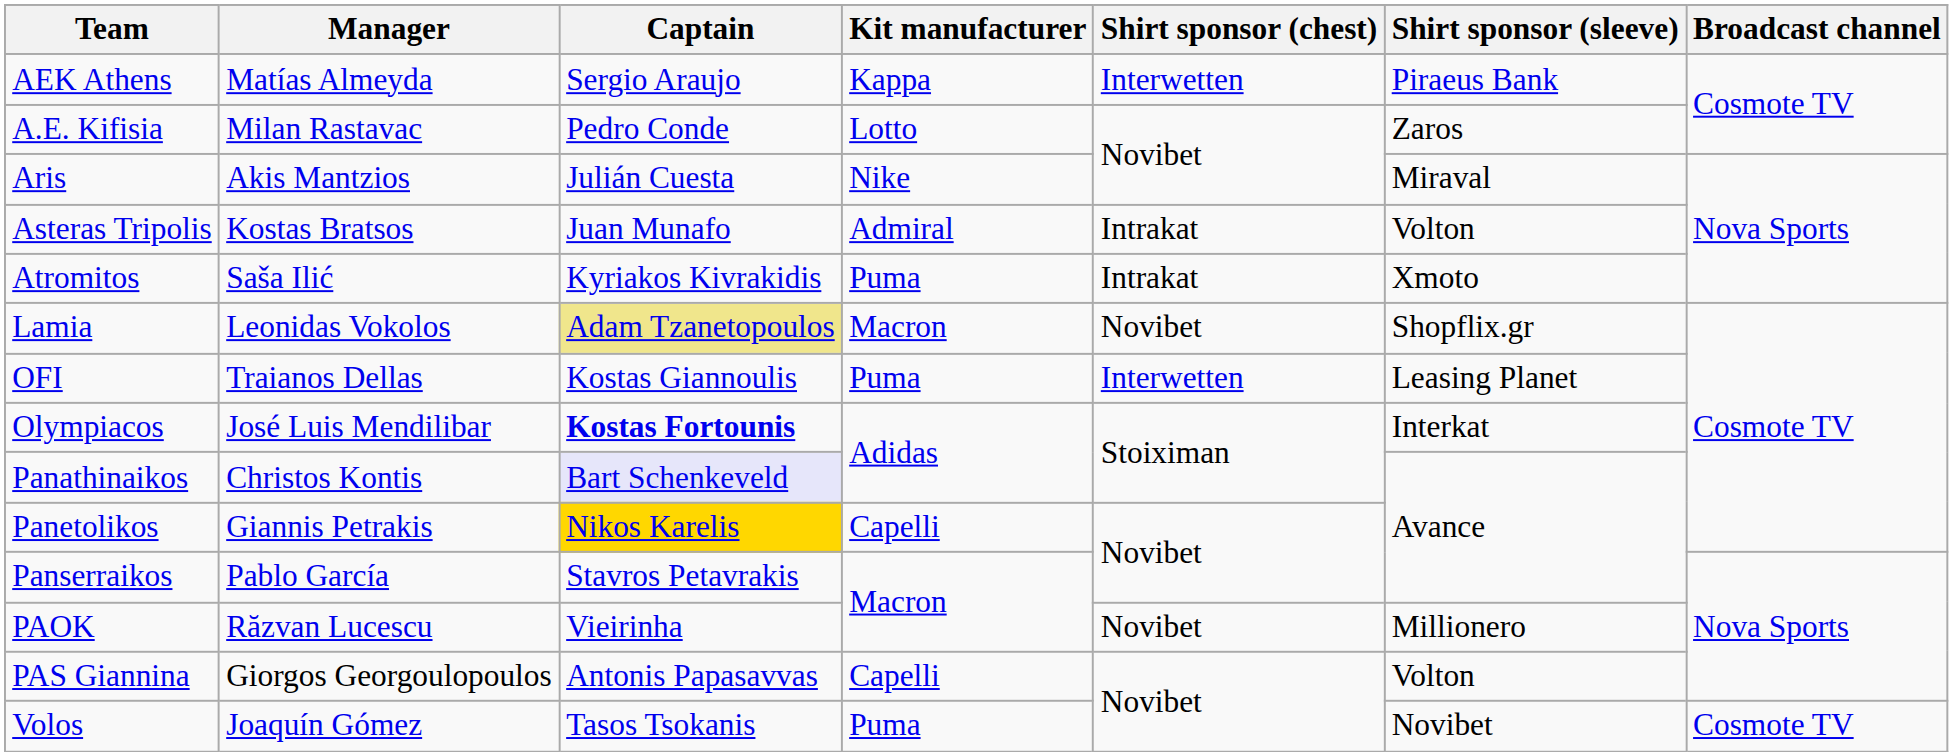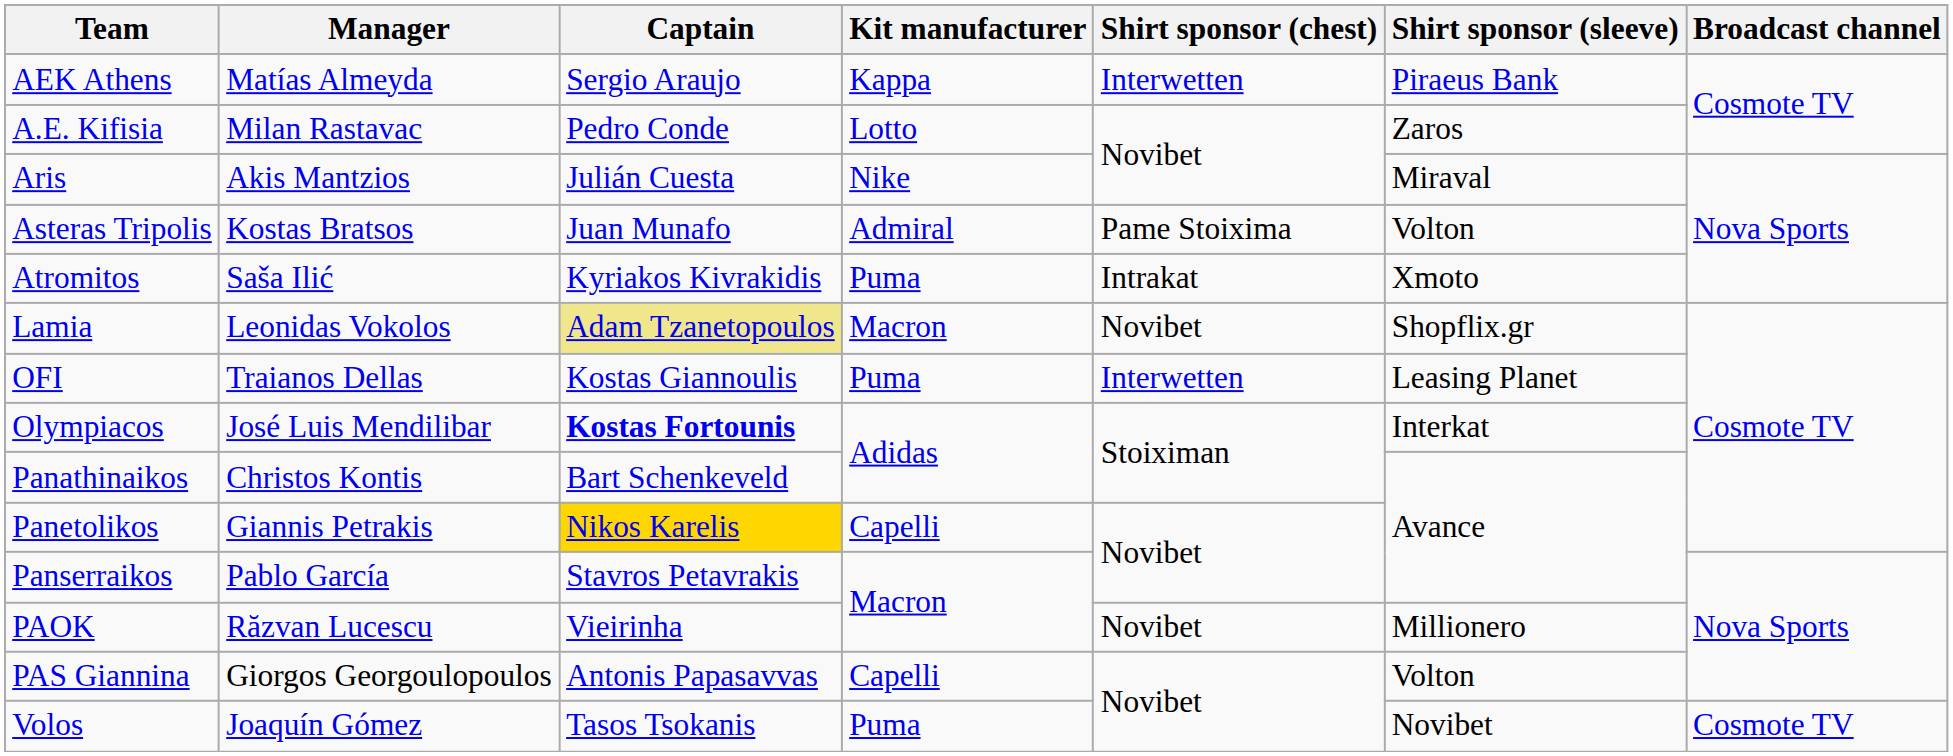(1150, 228) Intrakat -> (1196, 228) Pame Stoixima
(677, 476) lavender background -> (677, 476) no background
